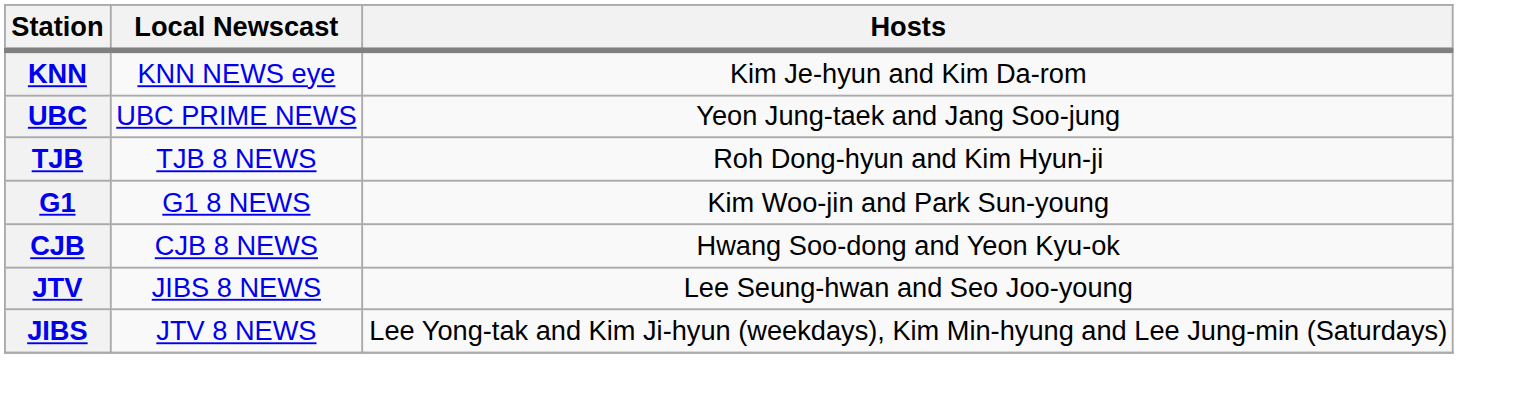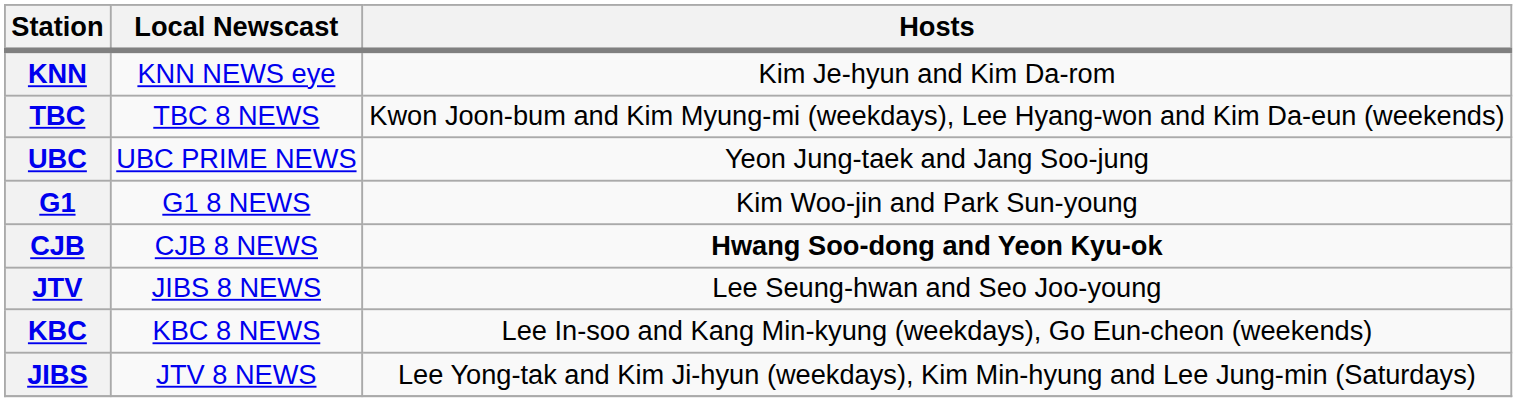+ row: (57, 117)
- row: (57, 160)
(908, 246) normal -> (937, 246) bold
+ row: (57, 332)
